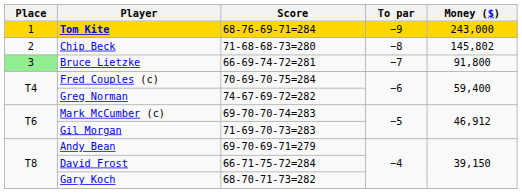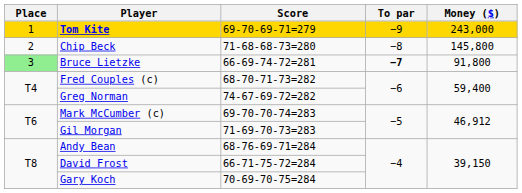(269, 30) 68-76-69-71=284 -> (269, 30) 69-70-69-71=279
(472, 46) 145,802 -> (472, 46) 145,800
(396, 63) normal -> (396, 63) bold
(269, 80) 70-69-70-75=284 -> (269, 80) 68-70-71-73=282
(269, 147) 69-70-69-71=279 -> (269, 147) 68-76-69-71=284
(269, 180) 68-70-71-73=282 -> (269, 180) 70-69-70-75=284
